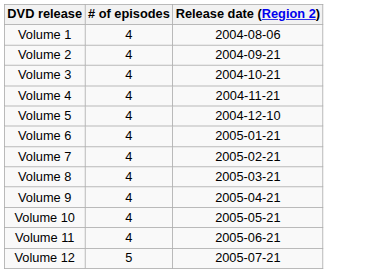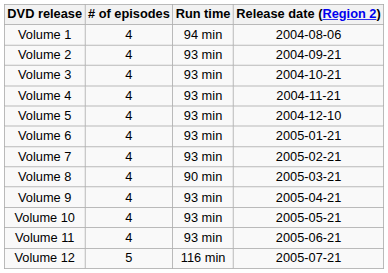+ column: (203, 14)
